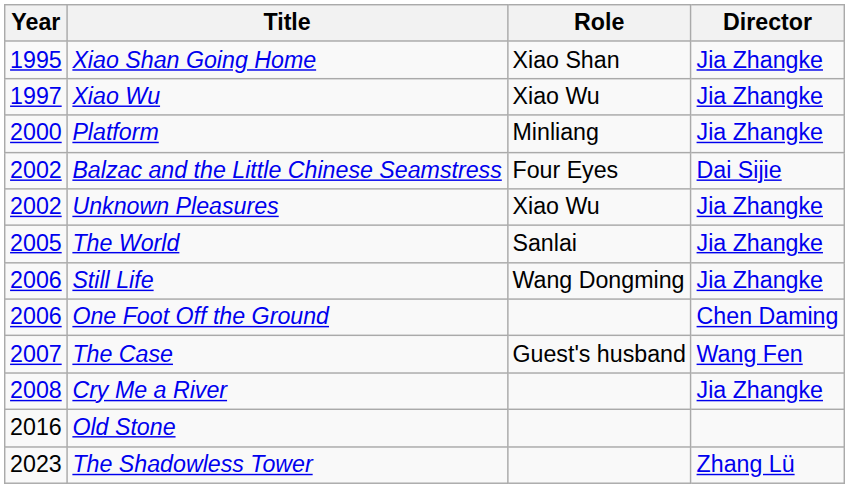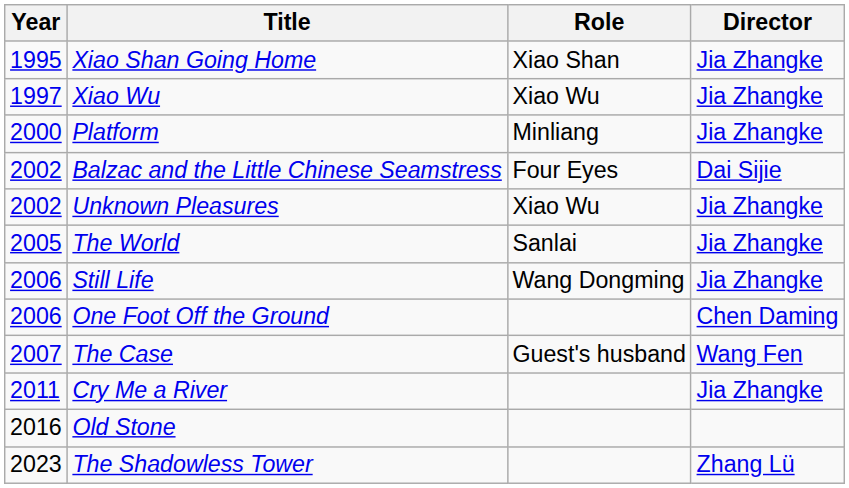(36, 390) 2008 -> (35, 390) 2011
